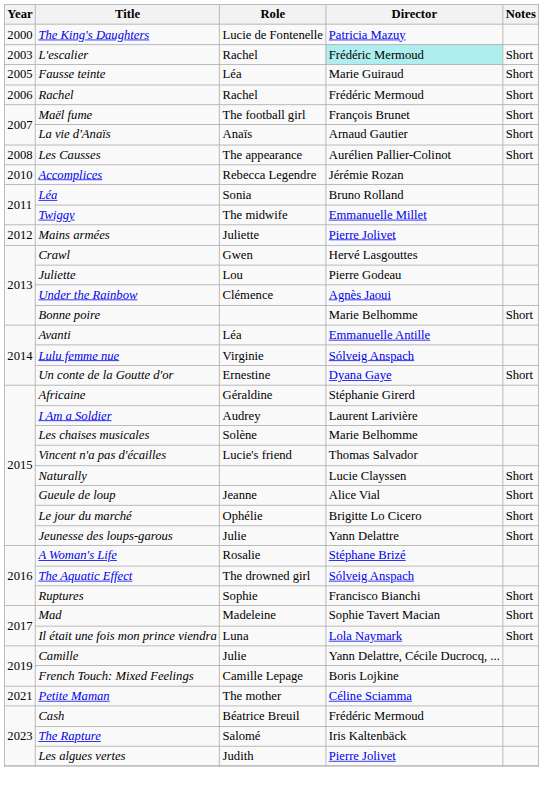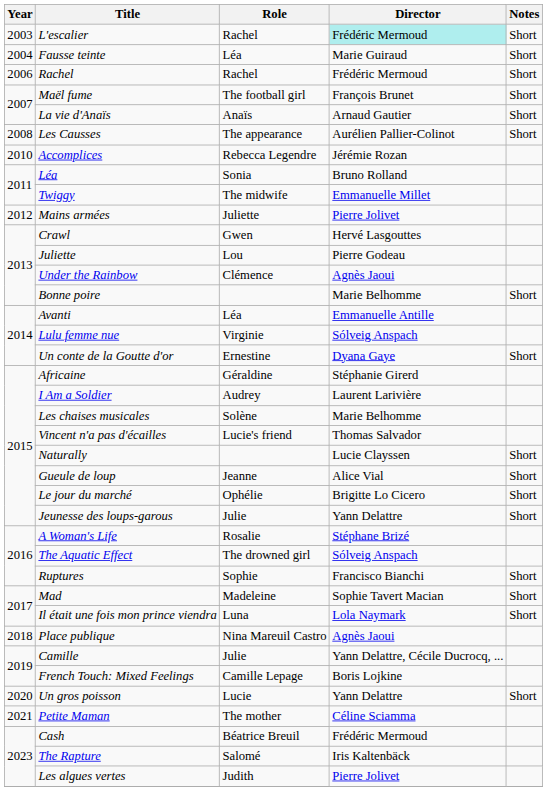- row: (94, 34)
(20, 74) 2005 -> (20, 54) 2004
+ row: (77, 635)
+ row: (80, 696)
